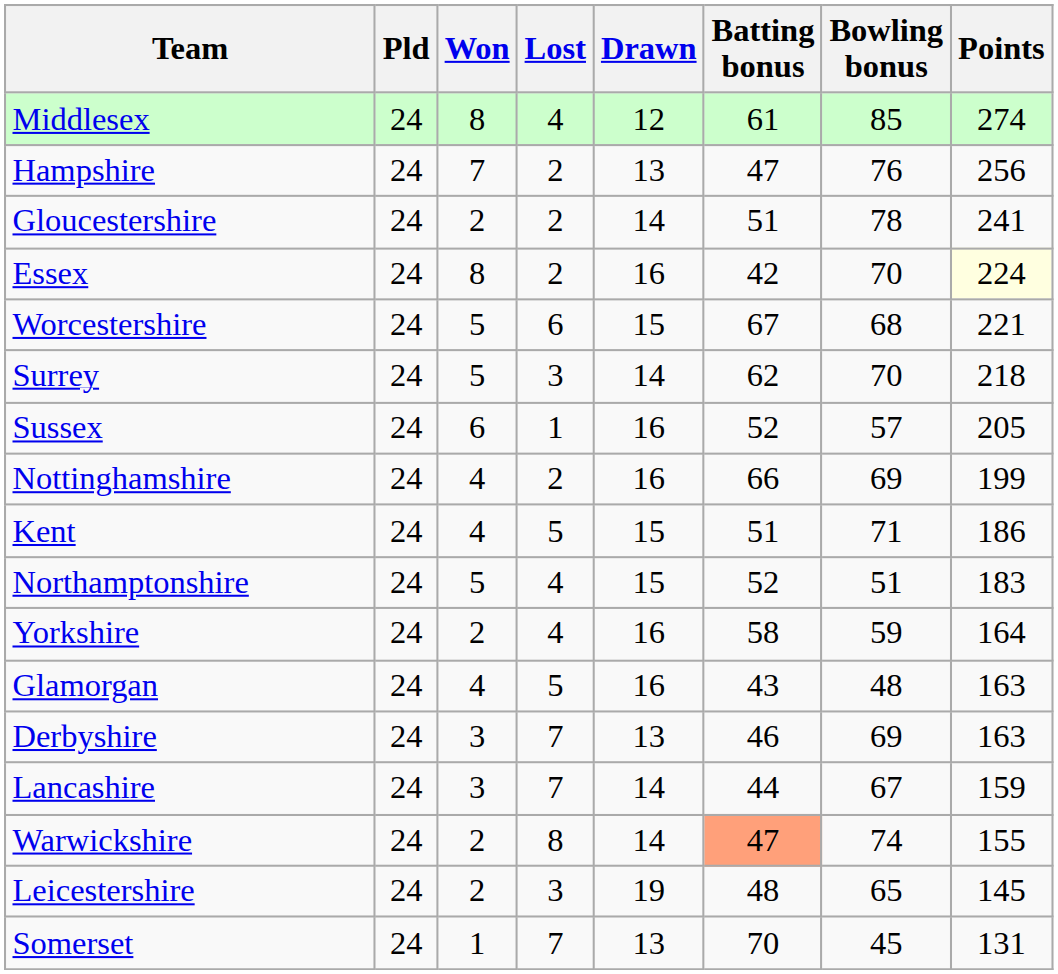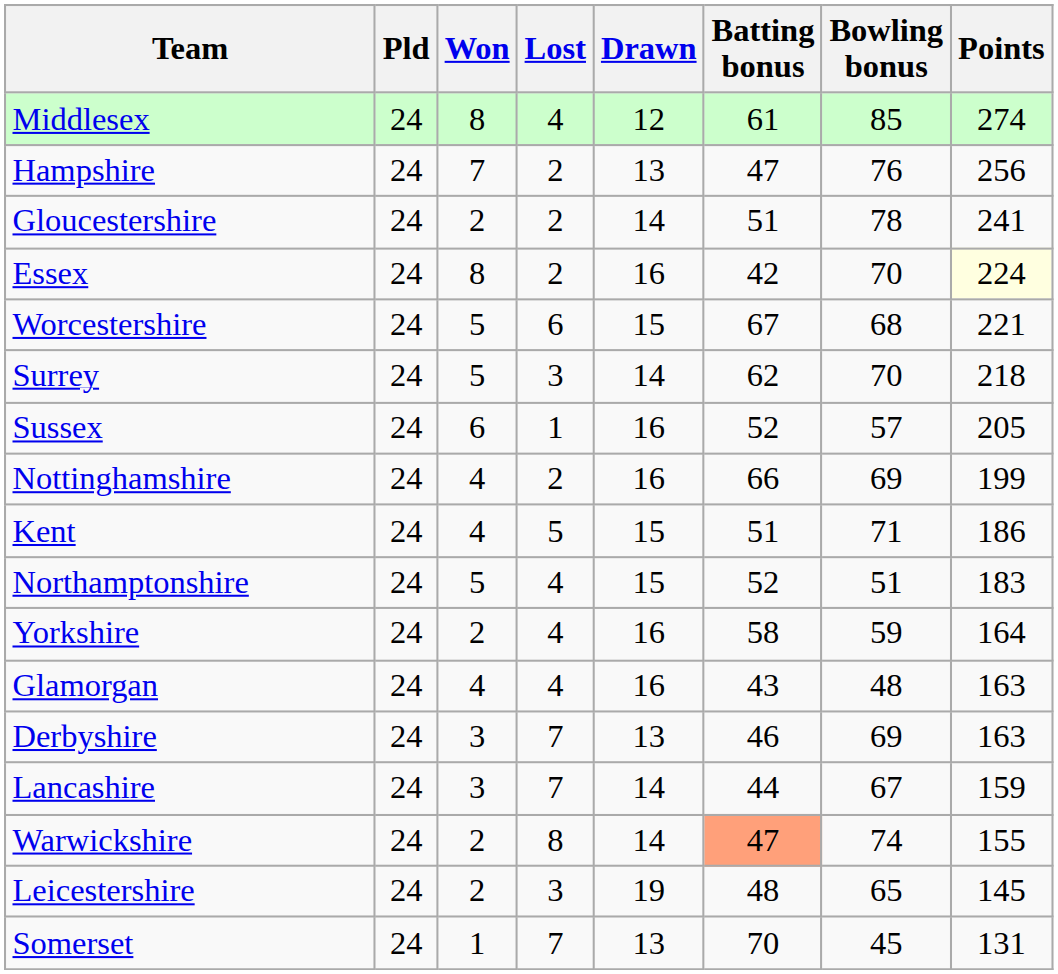(555, 684) 5 -> (555, 684) 4
